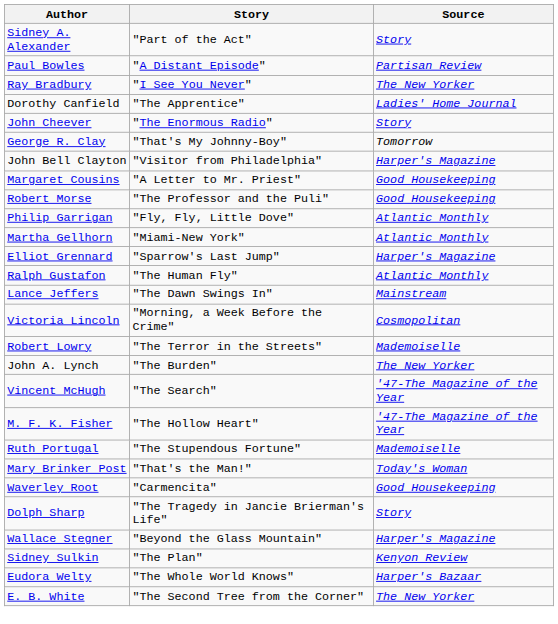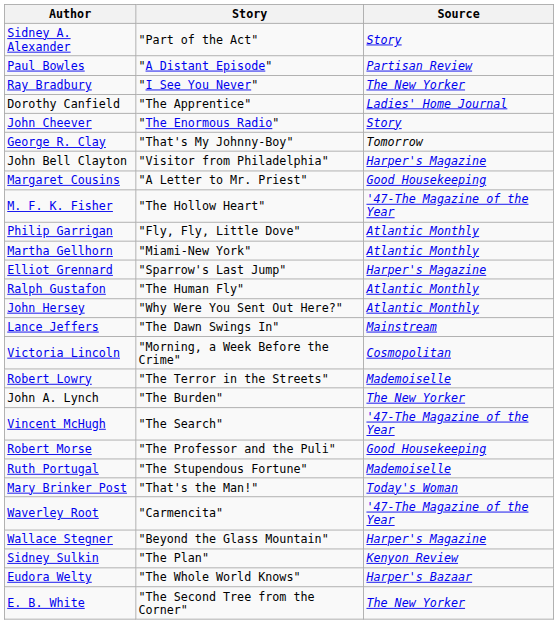rows swapped: (60, 424) <-> (49, 199)
+ row: (46, 308)
(436, 487) Good Housekeeping -> (447, 513) '47-The Magazine of the Year
- row: (46, 513)
